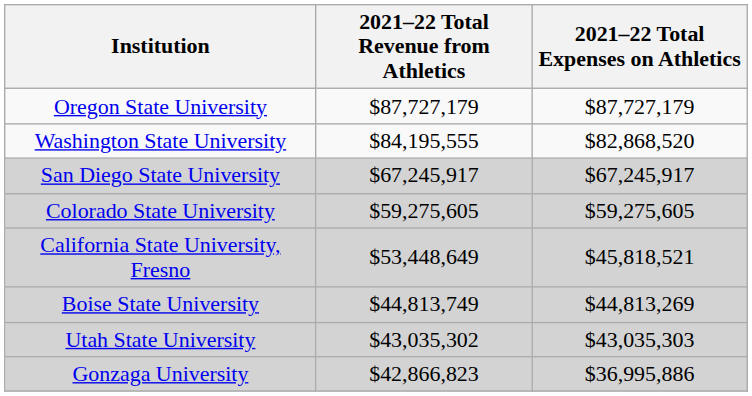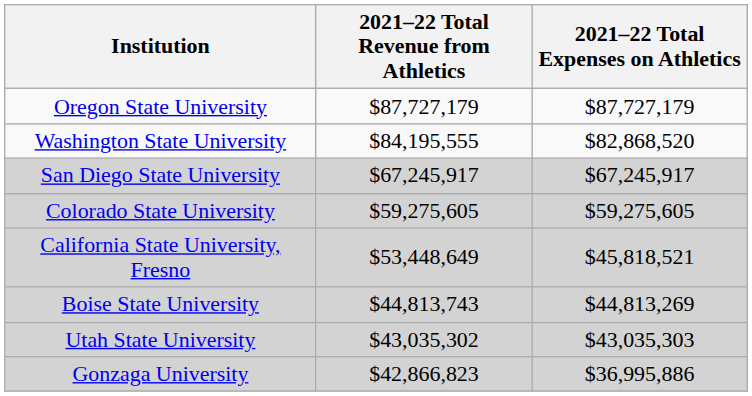(424, 304) $44,813,749 -> (424, 304) $44,813,743
